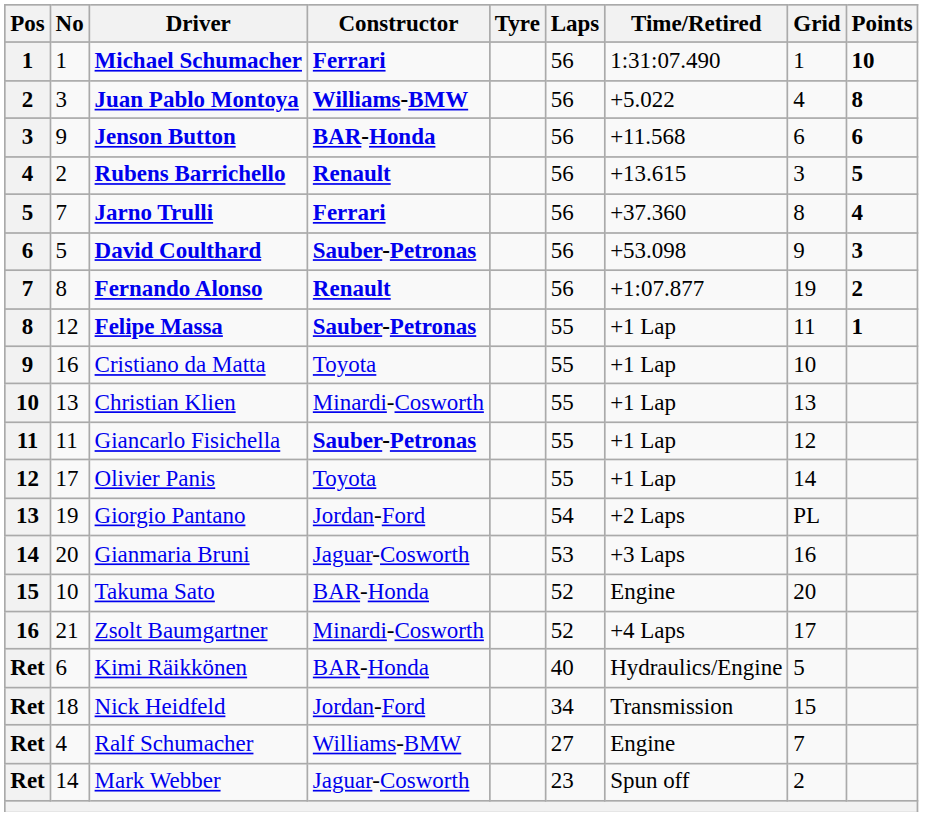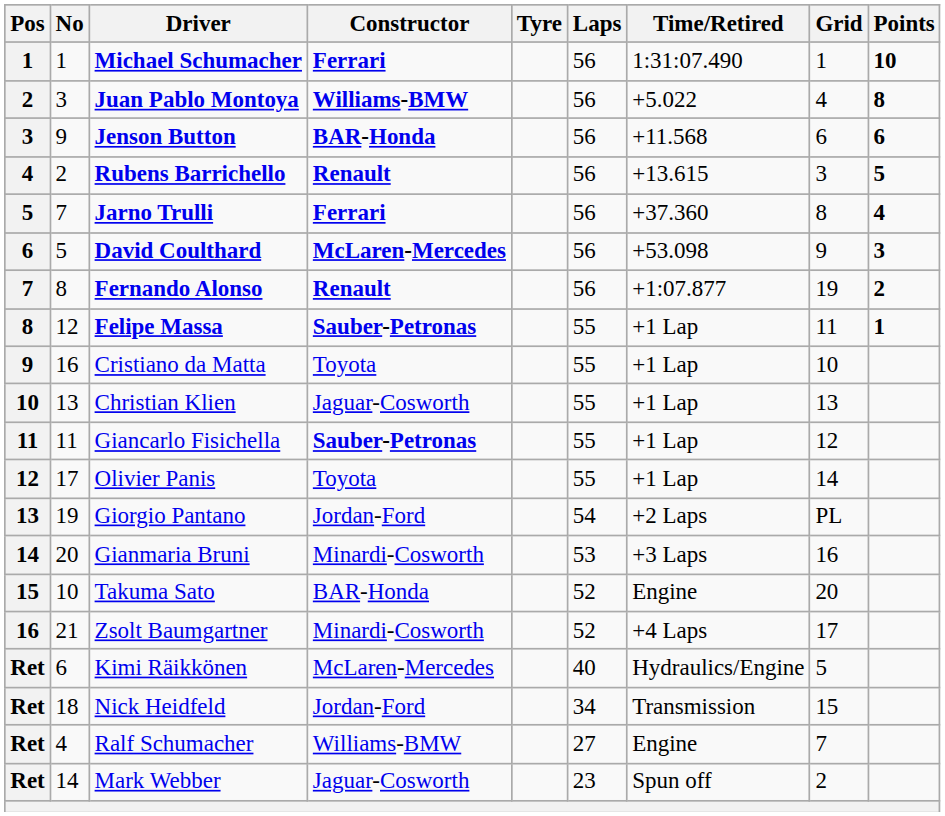(395, 250) Sauber-Petronas -> (409, 250) McLaren-Mercedes
(398, 402) Minardi-Cosworth -> (391, 402) Jaguar-Cosworth
(391, 553) Jaguar-Cosworth -> (398, 553) Minardi-Cosworth
(371, 667) BAR-Honda -> (403, 667) McLaren-Mercedes
